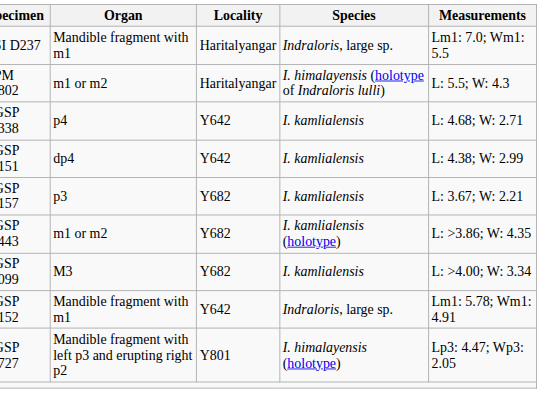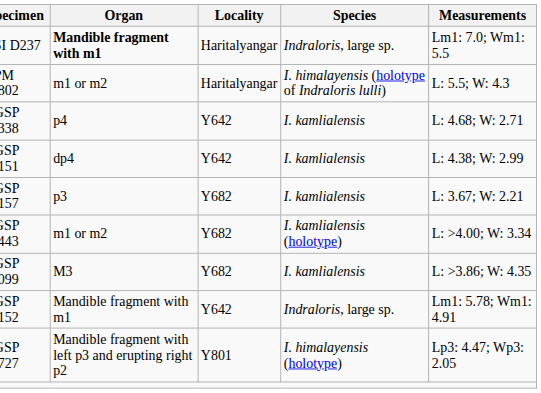(121, 45) normal -> (111, 45) bold
(481, 234) L: >3.86; W: 4.35 -> (482, 234) L: >4.00; W: 3.34
(481, 271) L: >4.00; W: 3.34 -> (482, 271) L: >3.86; W: 4.35
